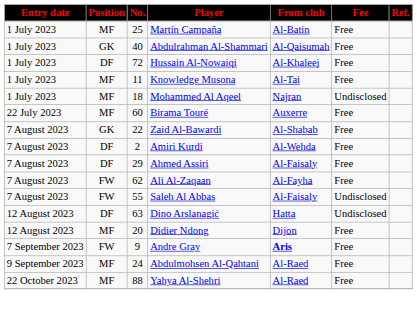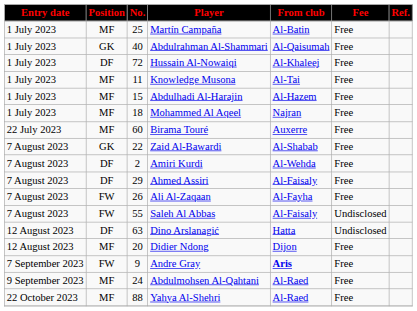+ row: (196, 96)
(360, 96) Undisclosed -> (344, 113) Free
(137, 180) 62 -> (137, 197) 26
